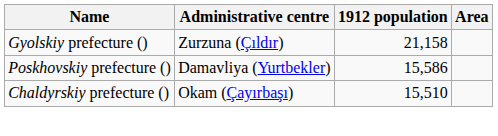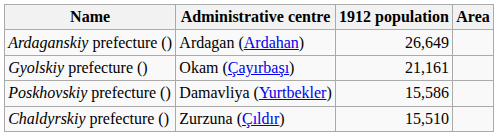+ row: (90, 42)
(231, 42) Zurzuna (Çıldır) -> (237, 67) Okam (Çayırbaşı)
(426, 42) 21,158 -> (427, 67) 21,161
(236, 93) Okam (Çayırbaşı) -> (232, 118) Zurzuna (Çıldır)
